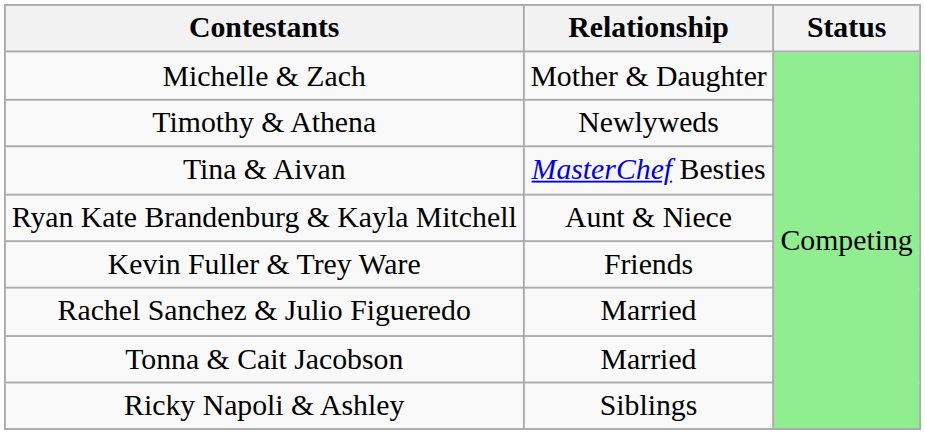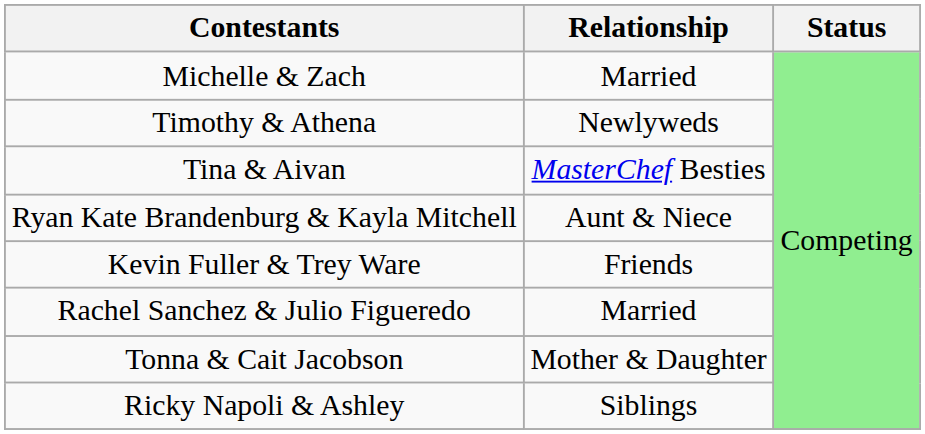(649, 75) Mother & Daughter -> (649, 75) Married
(649, 358) Married -> (649, 358) Mother & Daughter
